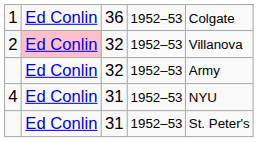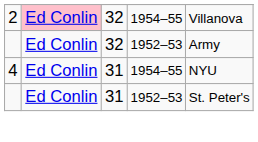- row: (13, 17)
(157, 44) 1952–53 -> (157, 18) 1954–55
(157, 97) 1952–53 -> (157, 70) 1954–55
